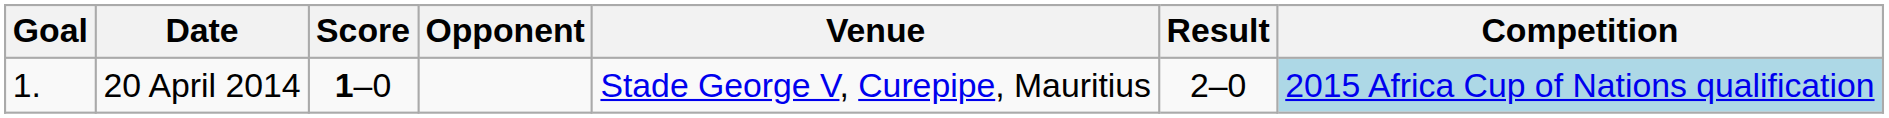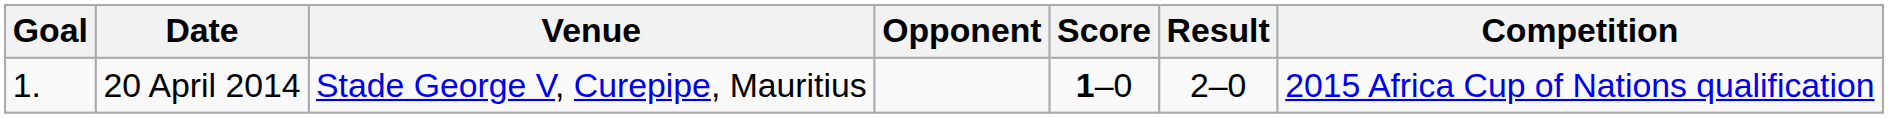columns swapped: (876, 31) <-> (363, 31)
(1580, 84) lightblue background -> (1580, 84) no background
